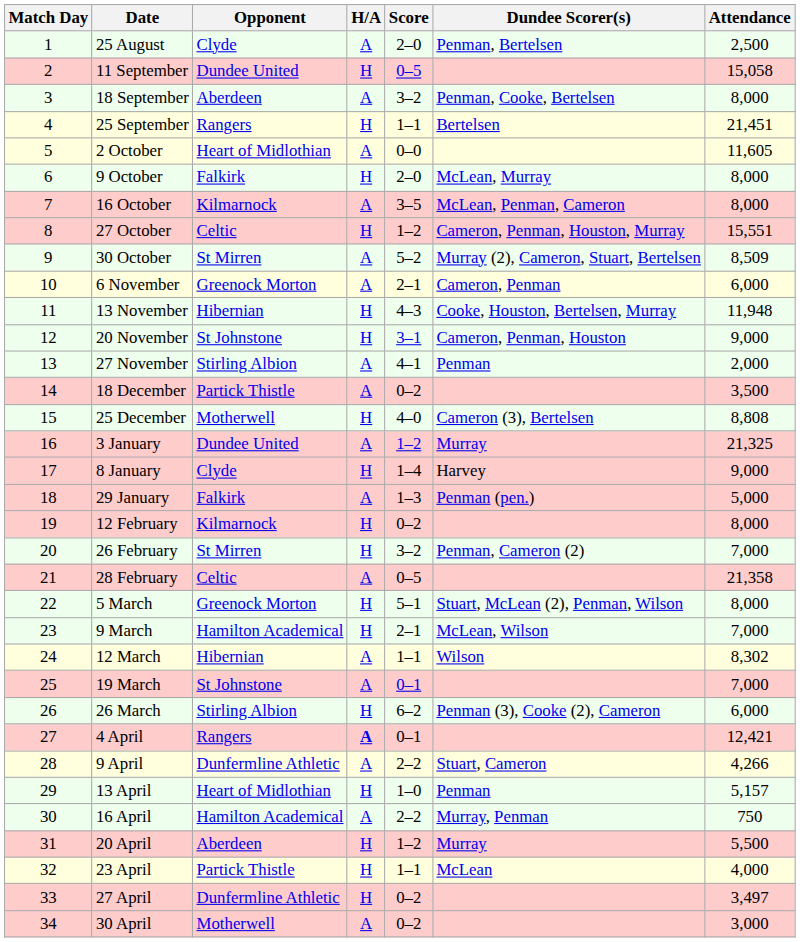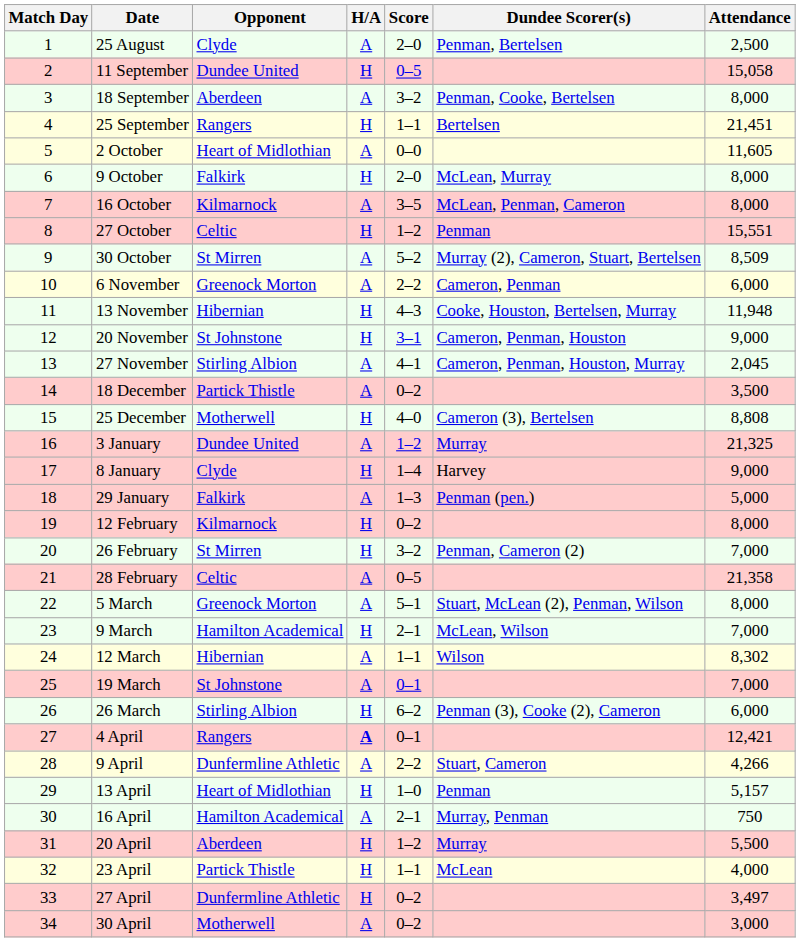(561, 230) Cameron, Penman, Houston, Murray -> (463, 230) Penman
(409, 284) 2–1 -> (409, 284) 2–2
(463, 364) Penman -> (561, 364) Cameron, Penman, Houston, Murray
(750, 364) 2,000 -> (750, 364) 2,045
(366, 603) H -> (366, 603) A
(409, 817) 2–2 -> (409, 817) 2–1
